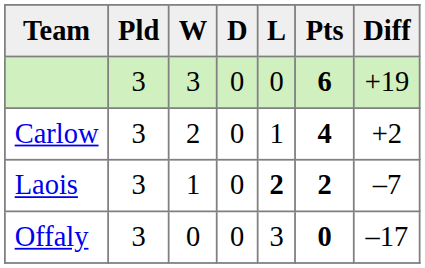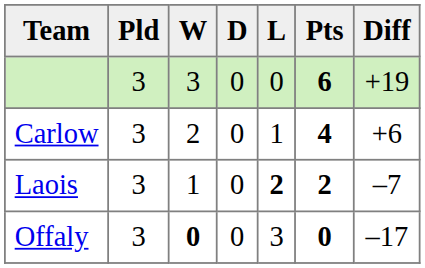(387, 133) +2 -> (387, 133) +6
(193, 236) normal -> (193, 236) bold
